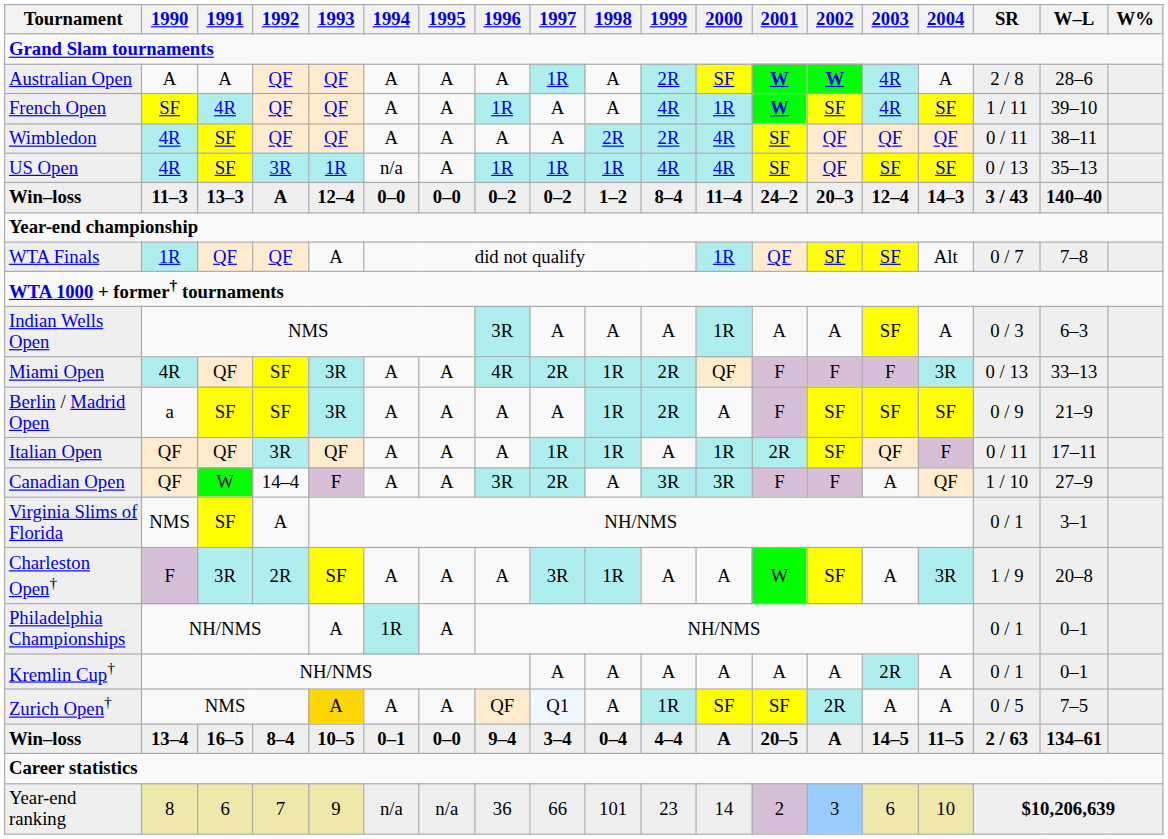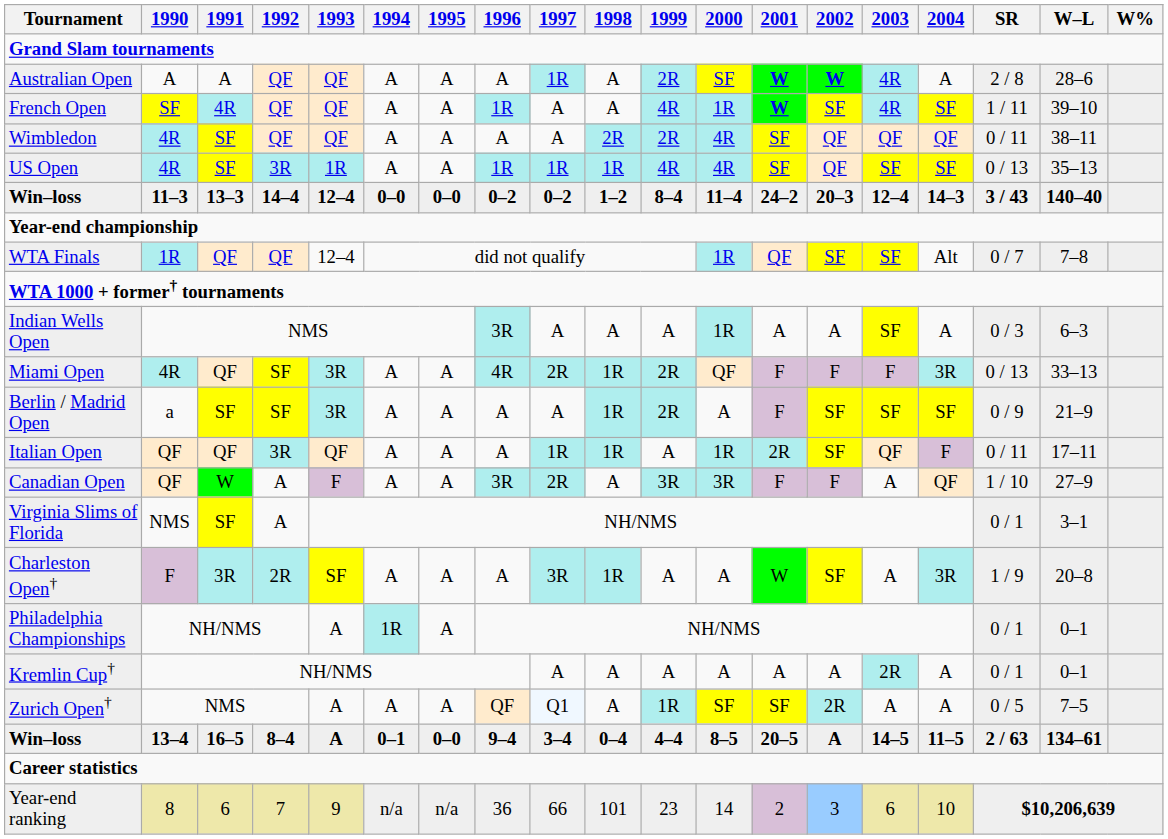(391, 167) n/a -> (391, 167) A
(280, 197) A -> (280, 197) 14–4
(336, 256) A -> (336, 256) 12–4
(280, 482) 14–4 -> (280, 482) A
(336, 706) gold background -> (336, 706) no background
(336, 738) 10–5 -> (336, 738) A
(724, 738) A -> (724, 738) 8–5
